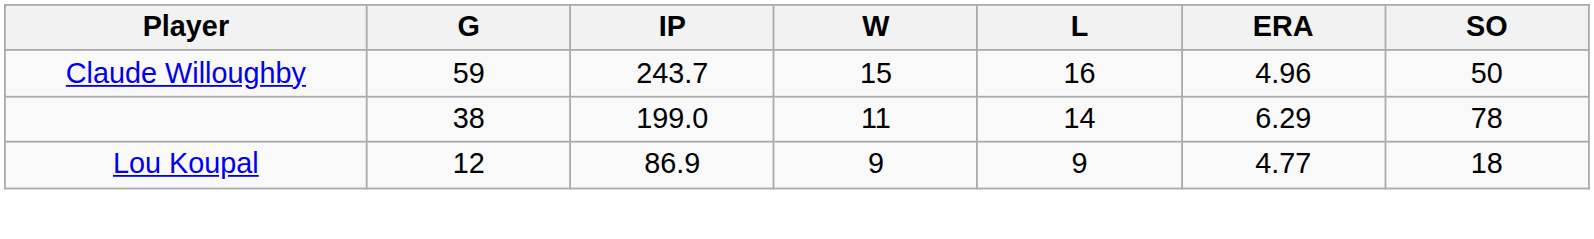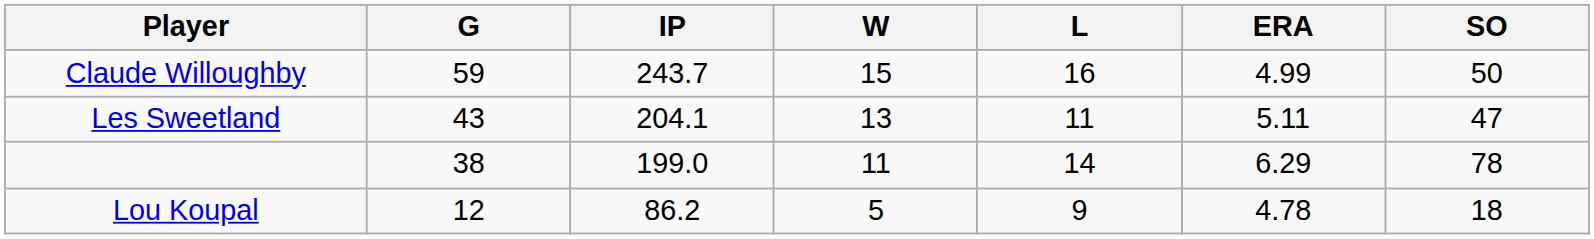(1283, 73) 4.96 -> (1283, 73) 4.99
+ row: (186, 118)
(672, 164) 86.9 -> (672, 210) 86.2
(876, 164) 9 -> (876, 210) 5
(1283, 164) 4.77 -> (1283, 210) 4.78
